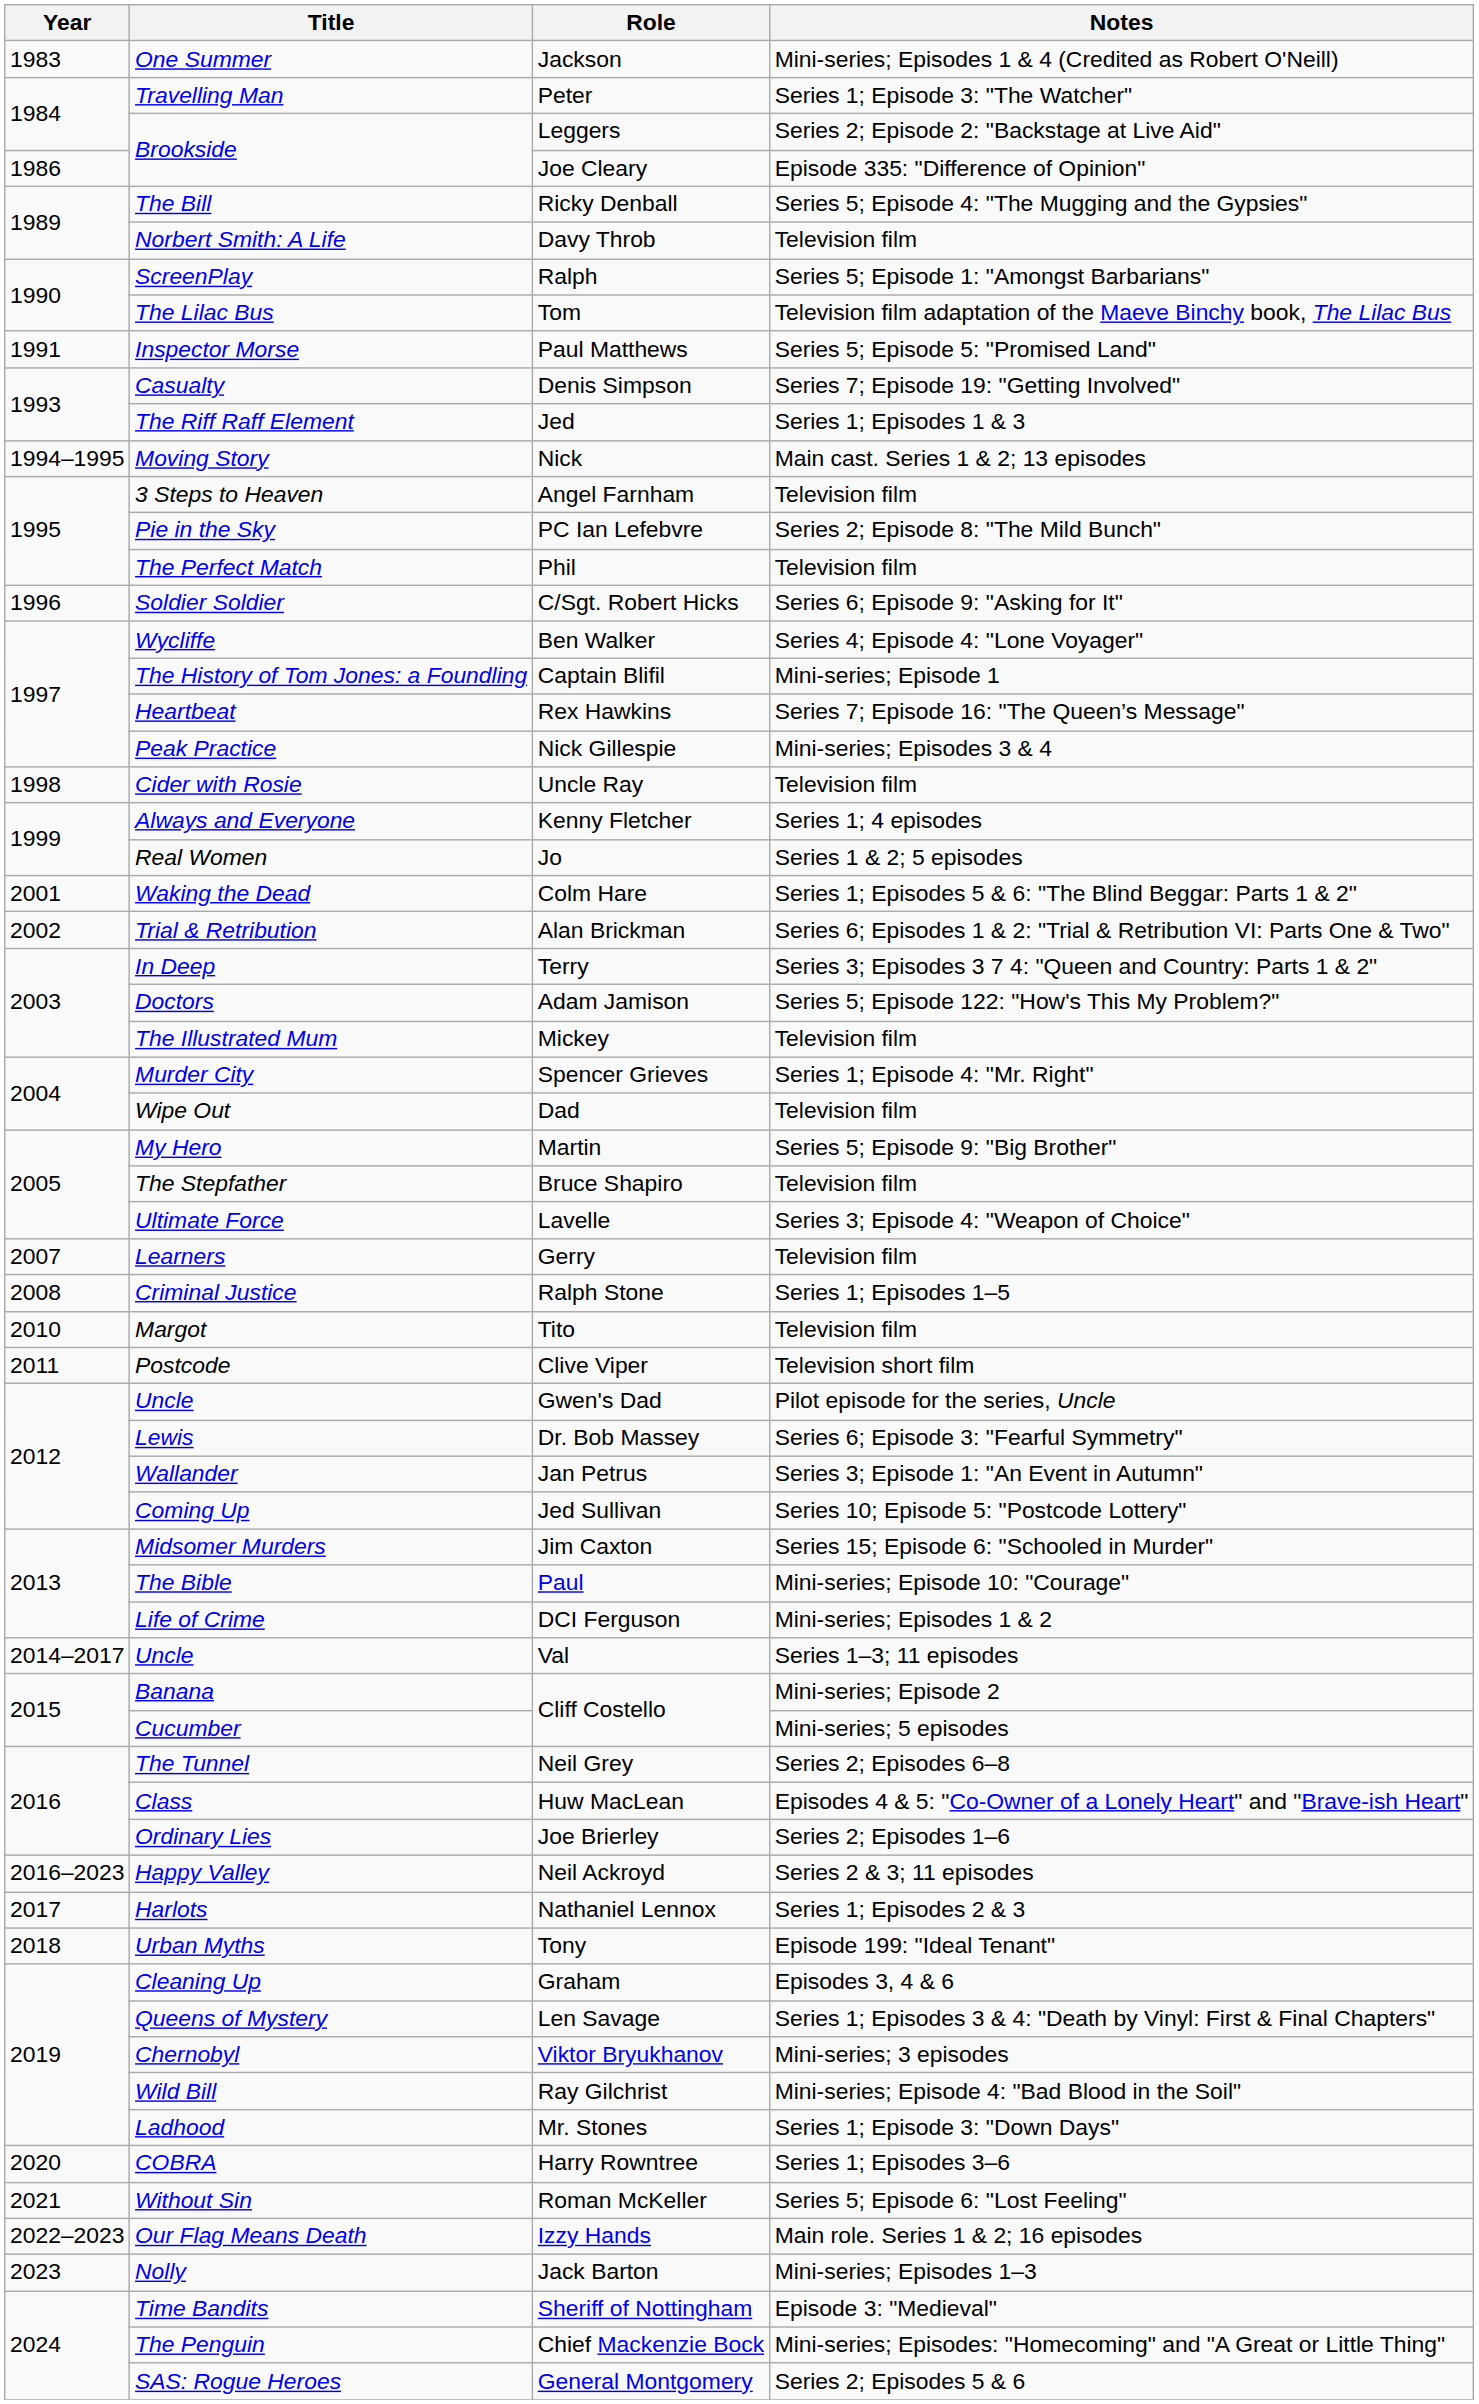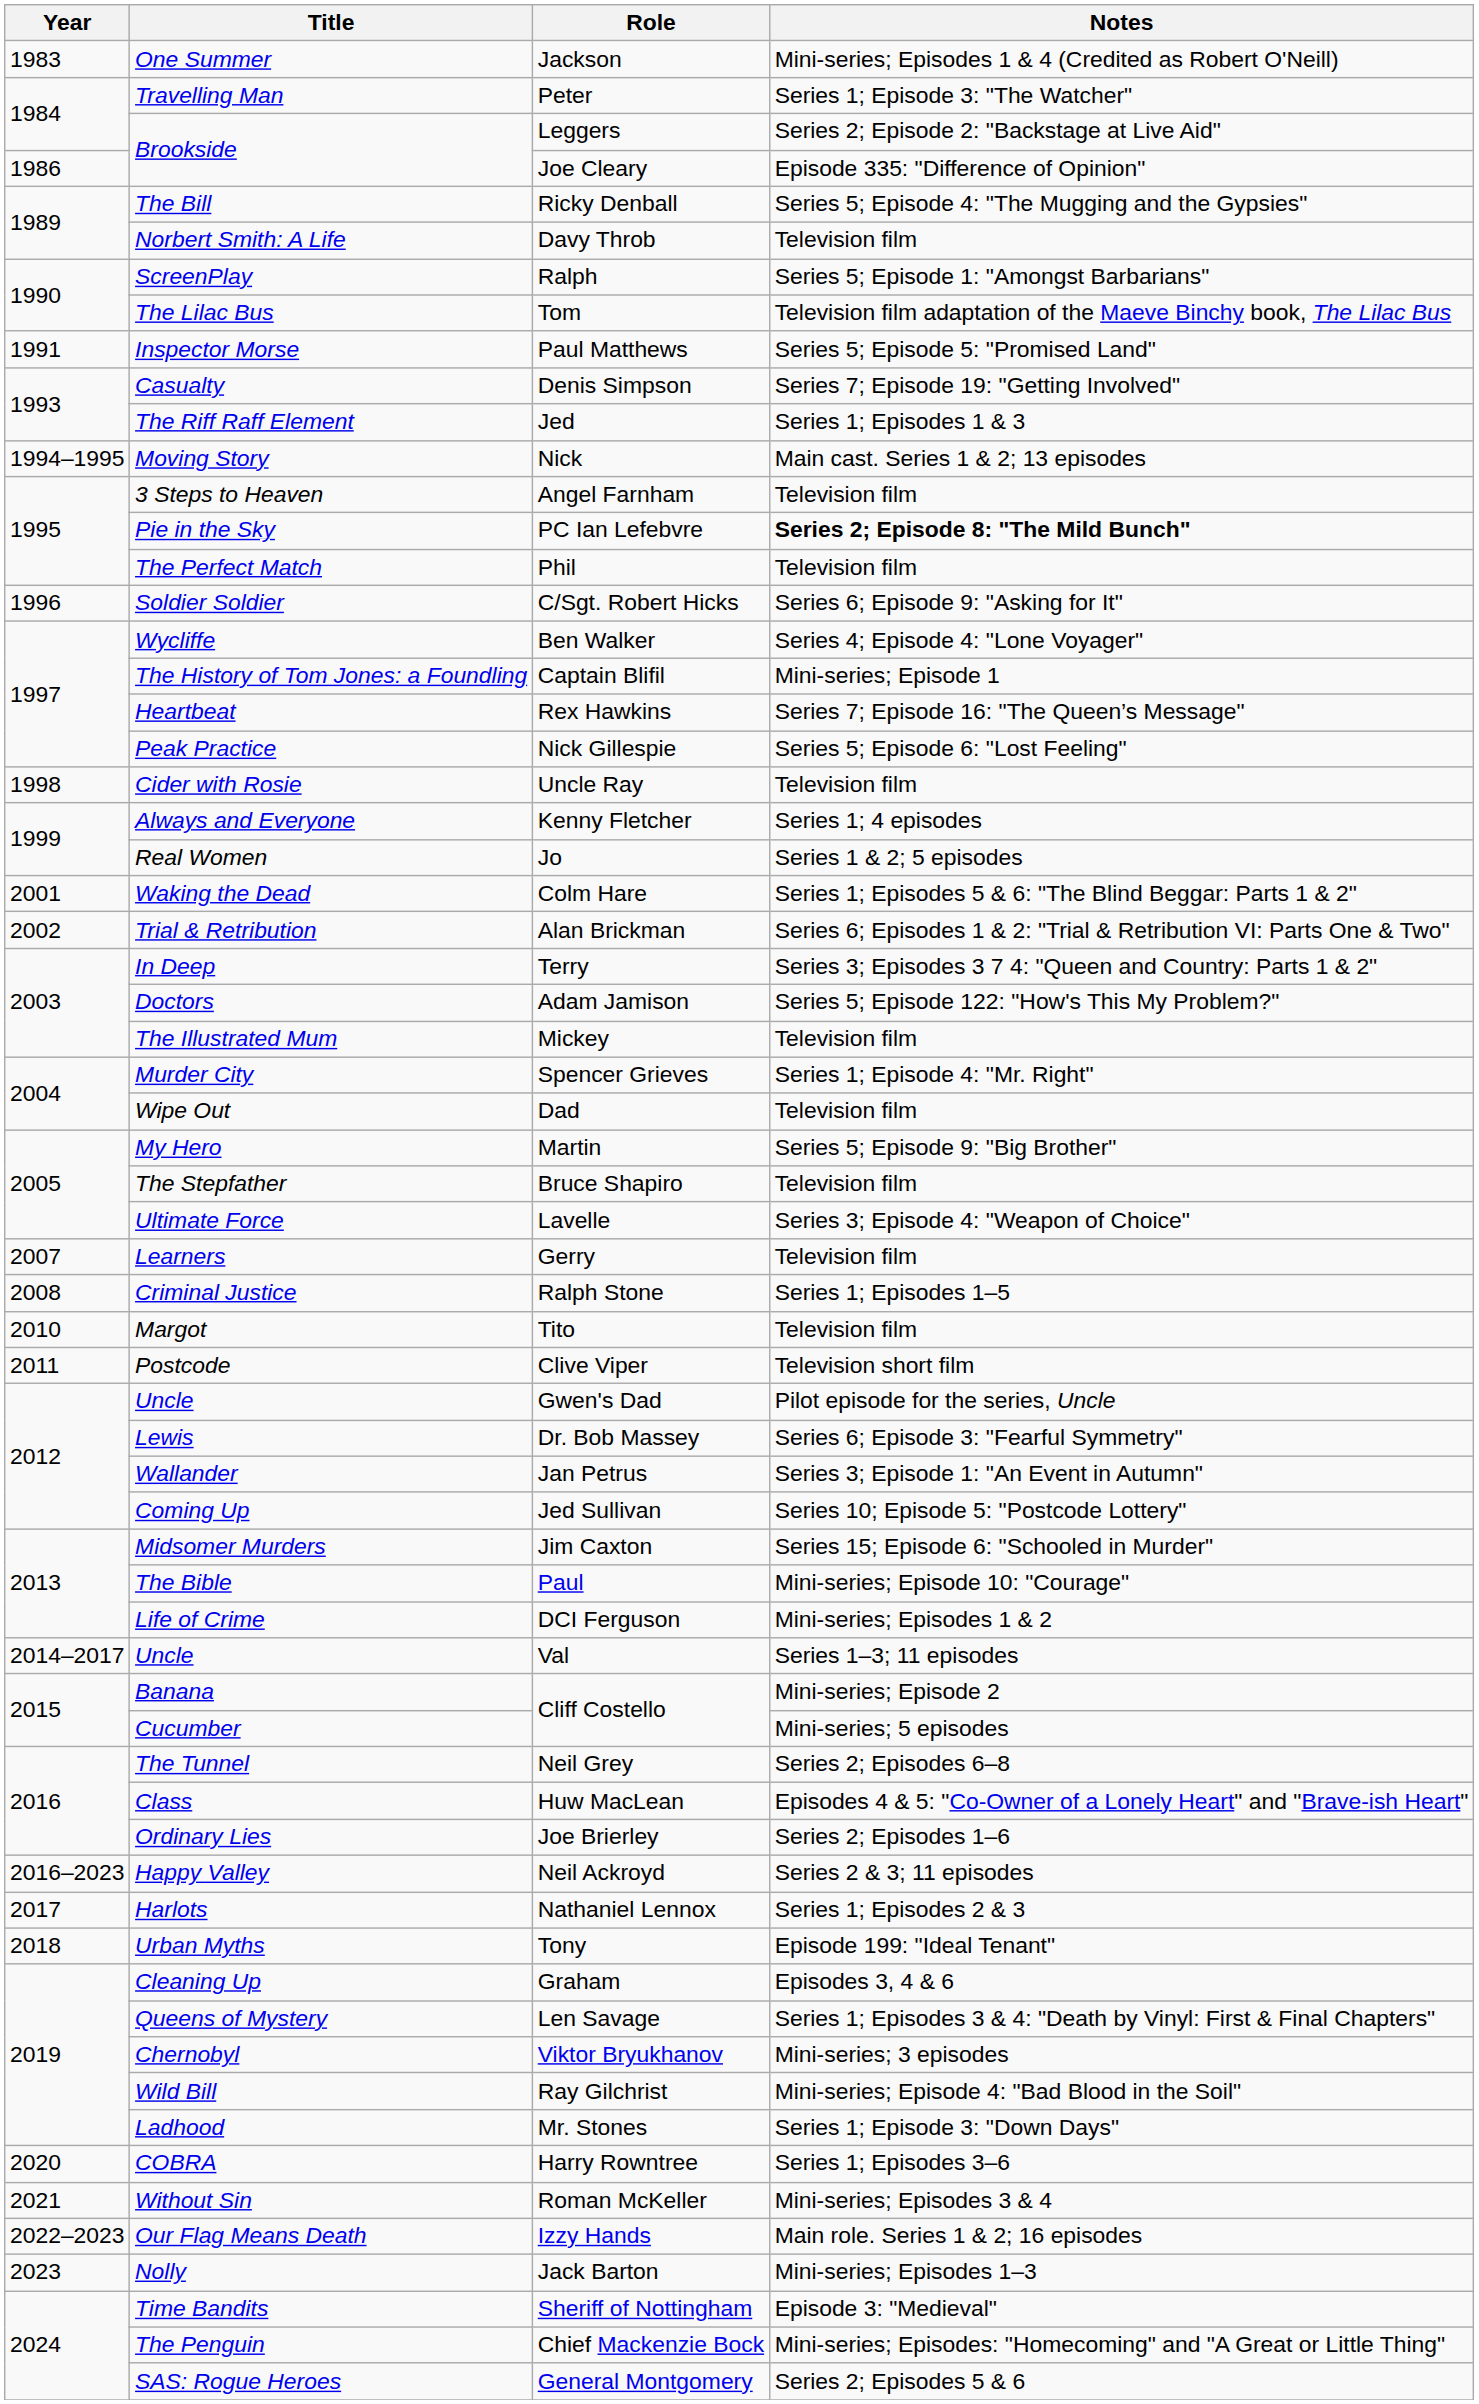(968, 530) normal -> (983, 530) bold
(913, 748) Mini-series; Episodes 3 & 4 -> (951, 748) Series 5; Episode 6: "Lost Feeling"
(951, 2199) Series 5; Episode 6: "Lost Feeling" -> (913, 2199) Mini-series; Episodes 3 & 4
